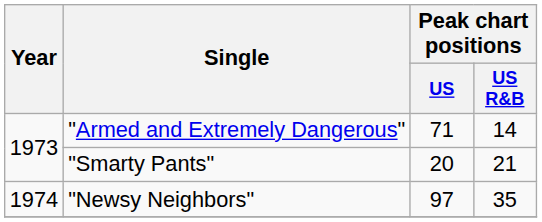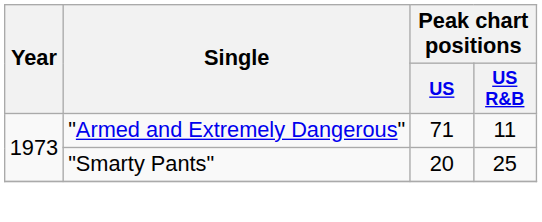(505, 130) 14 -> (505, 130) 11
(505, 164) 21 -> (505, 164) 25
- row: (161, 199)
